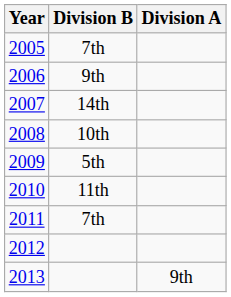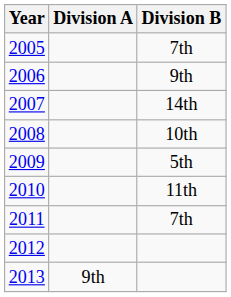columns swapped: (181, 18) <-> (93, 18)
